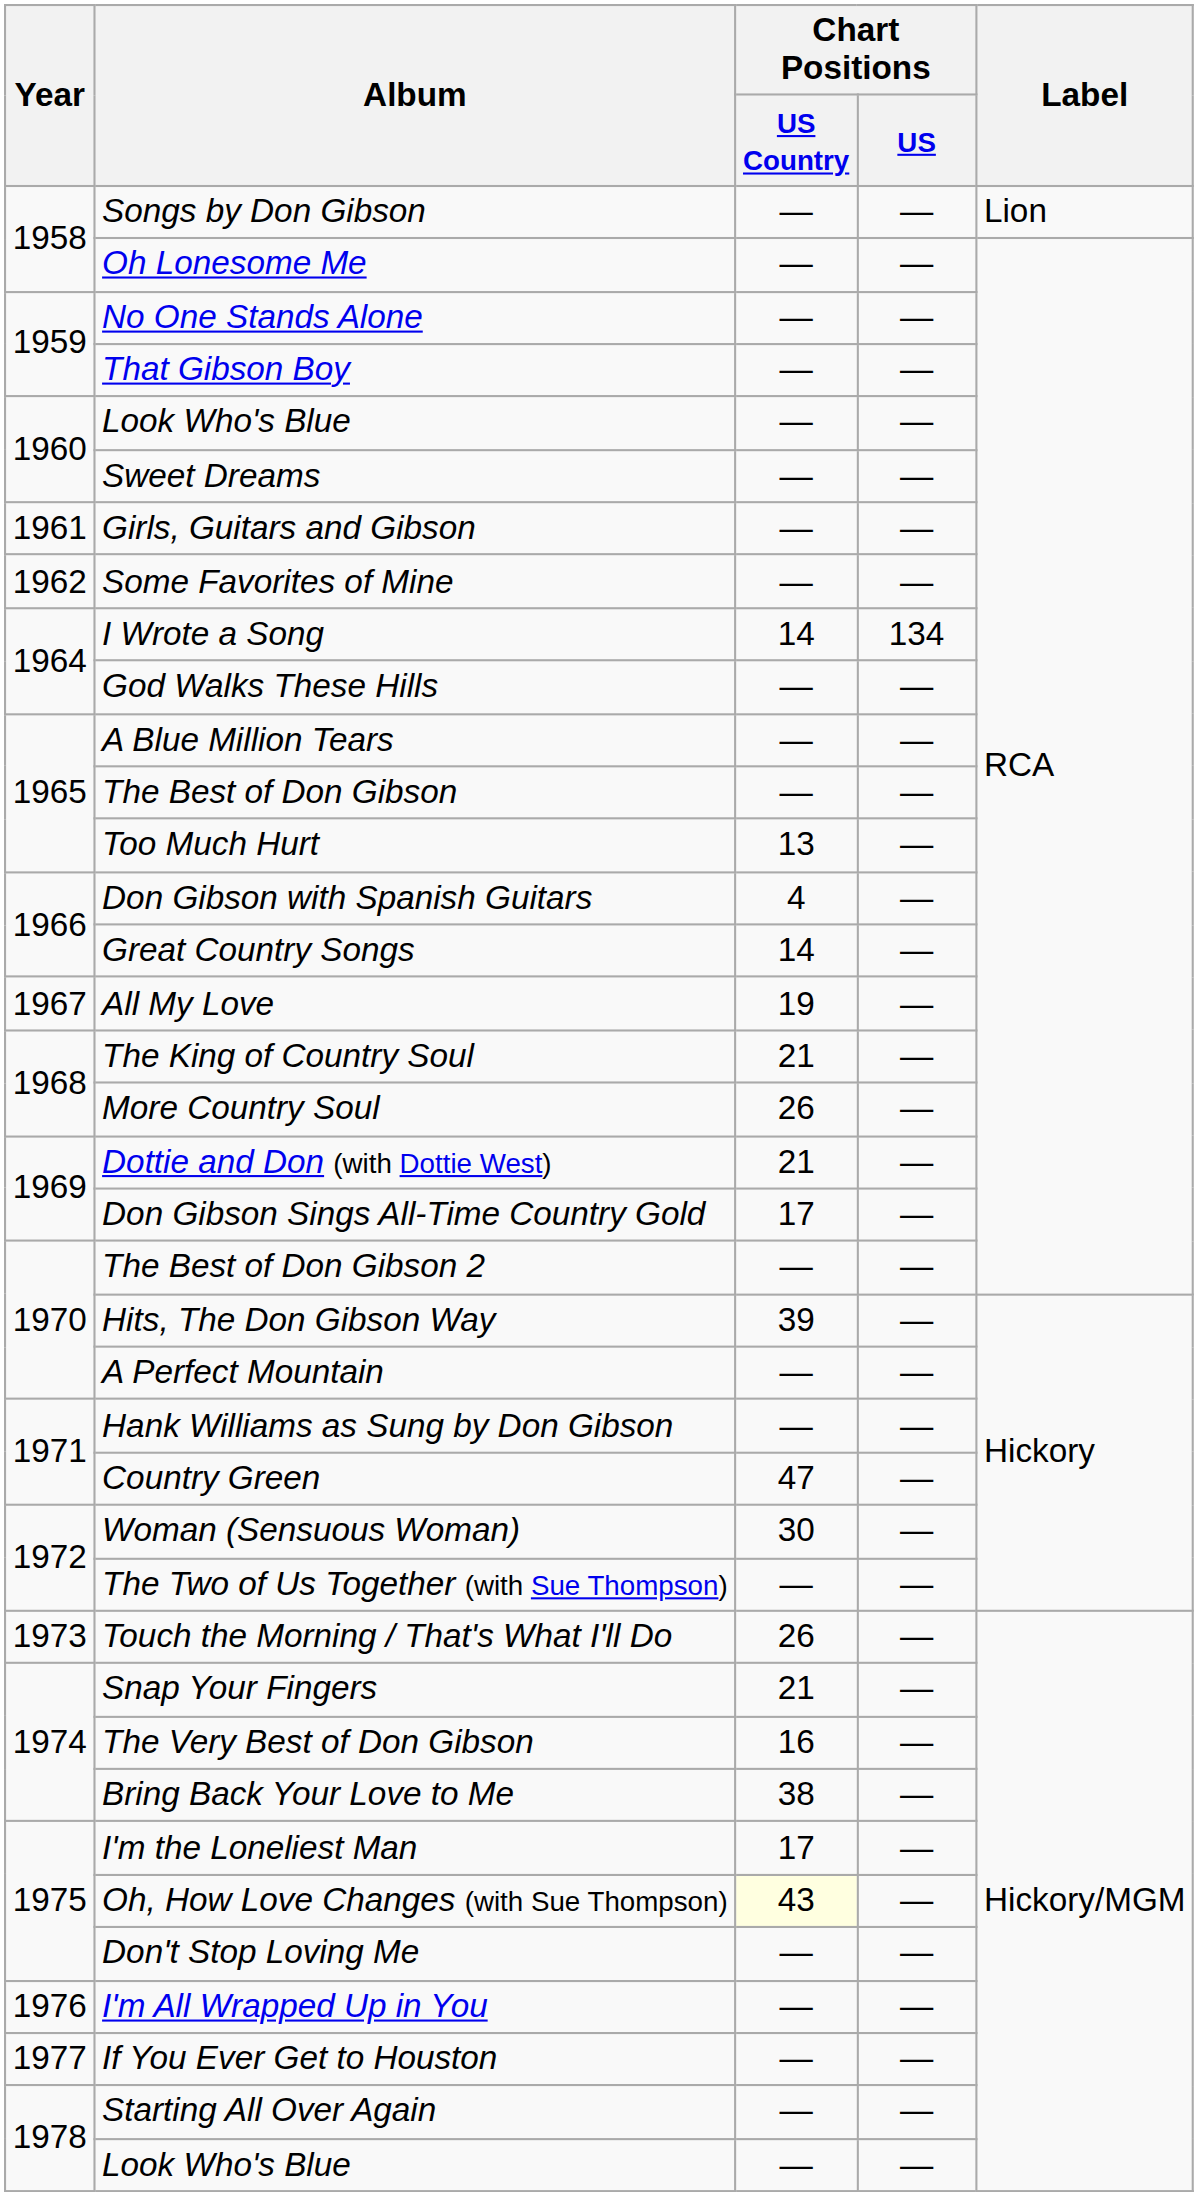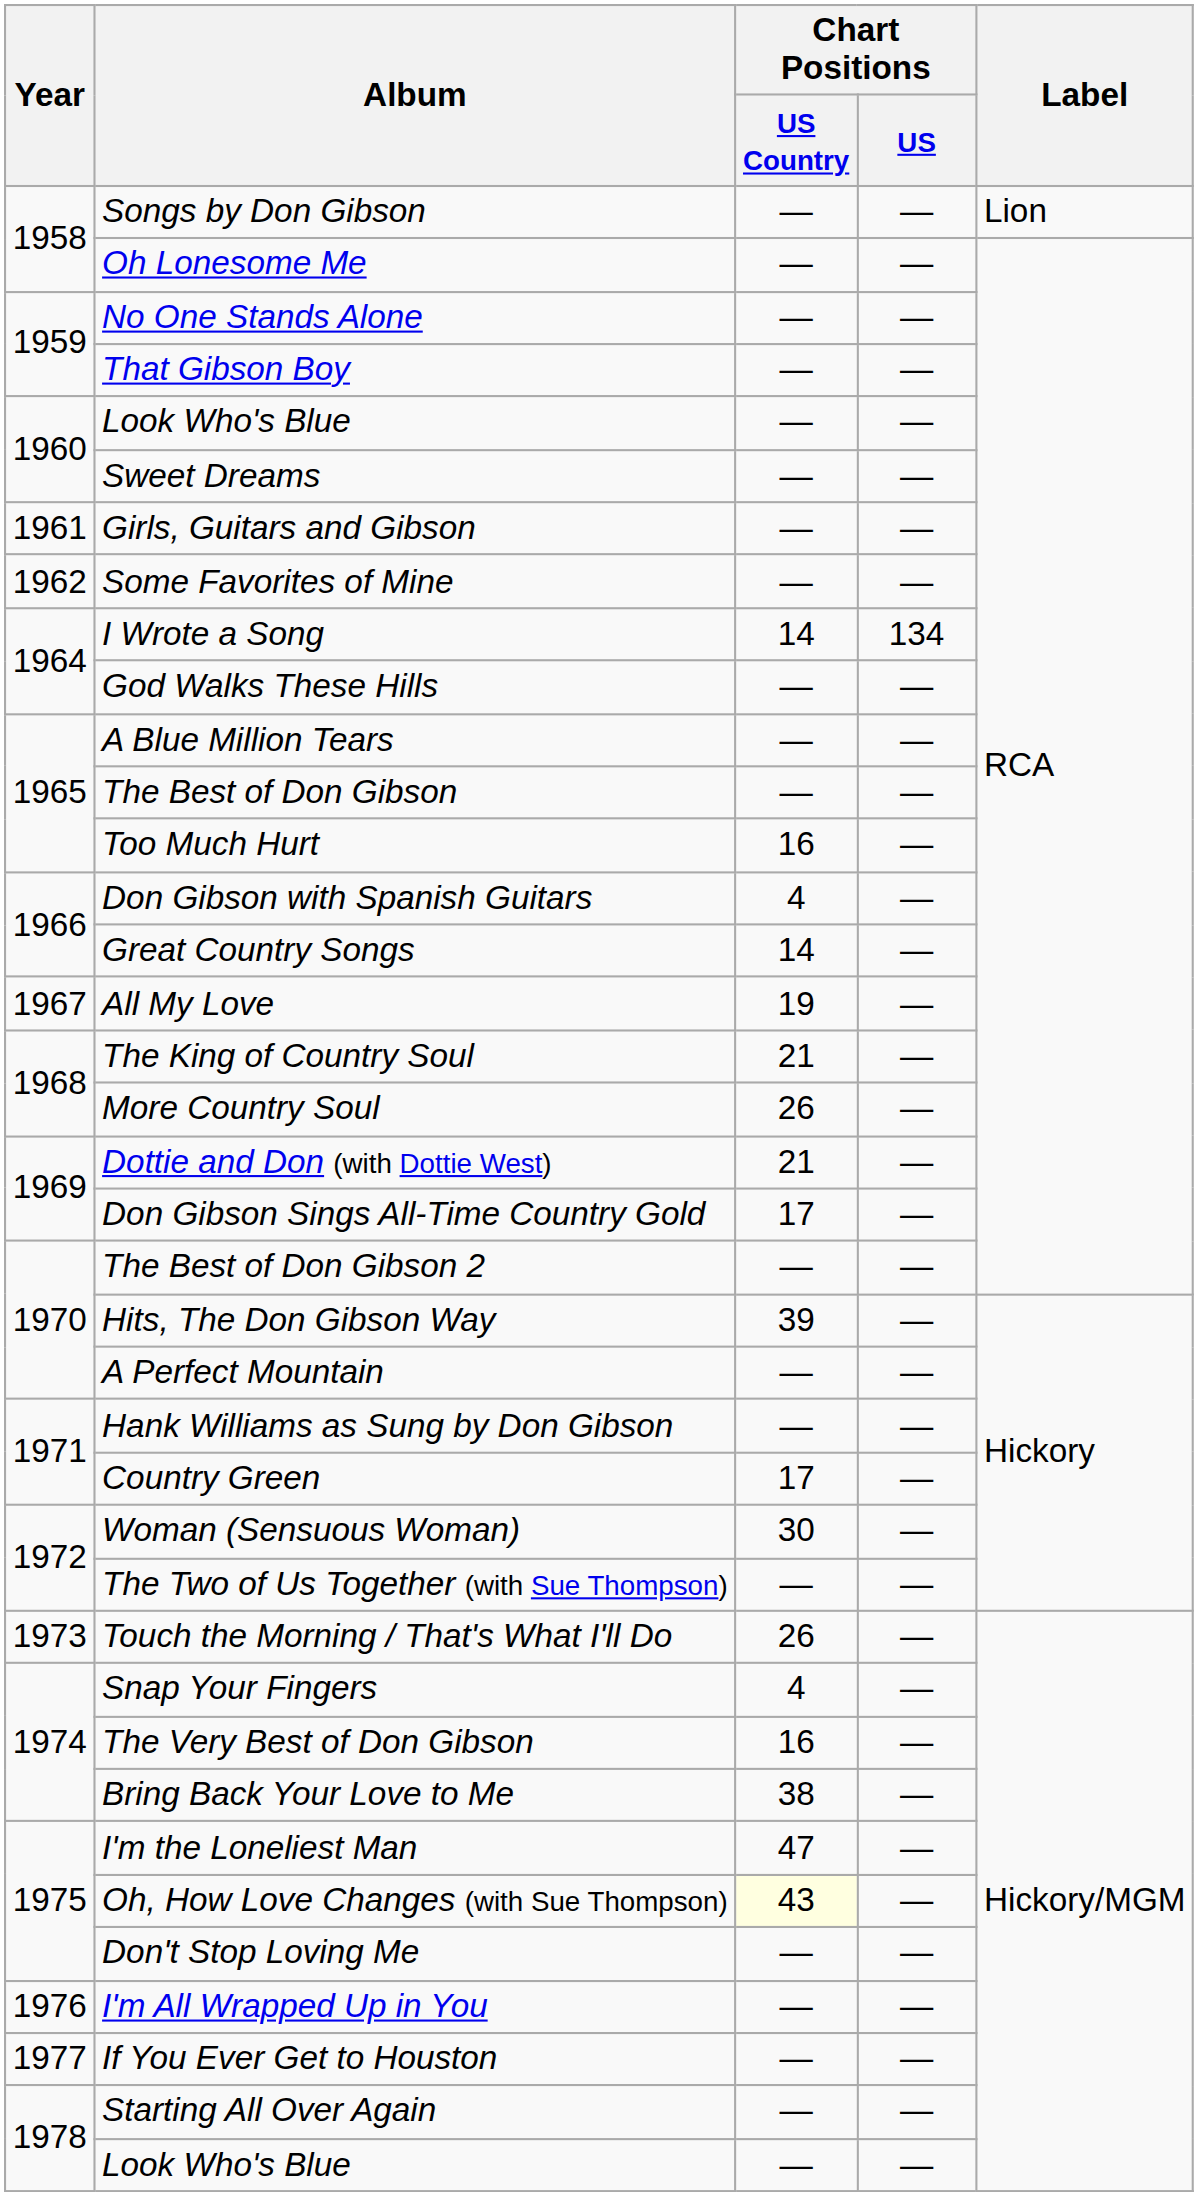(796, 844) 13 -> (796, 844) 16
(796, 1478) 47 -> (796, 1478) 17
(796, 1689) 21 -> (796, 1689) 4
(796, 1847) 17 -> (796, 1847) 47
